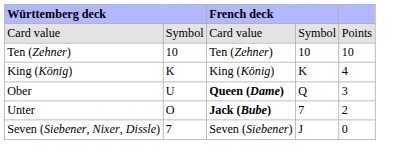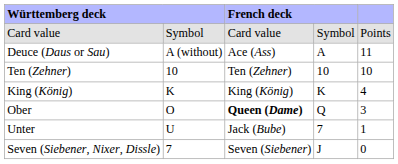+ row: (58, 52)
(170, 91) U -> (170, 110) O
(170, 110) O -> (170, 129) U
(240, 110) bold -> (257, 129) normal
(345, 110) 2 -> (363, 129) 1
